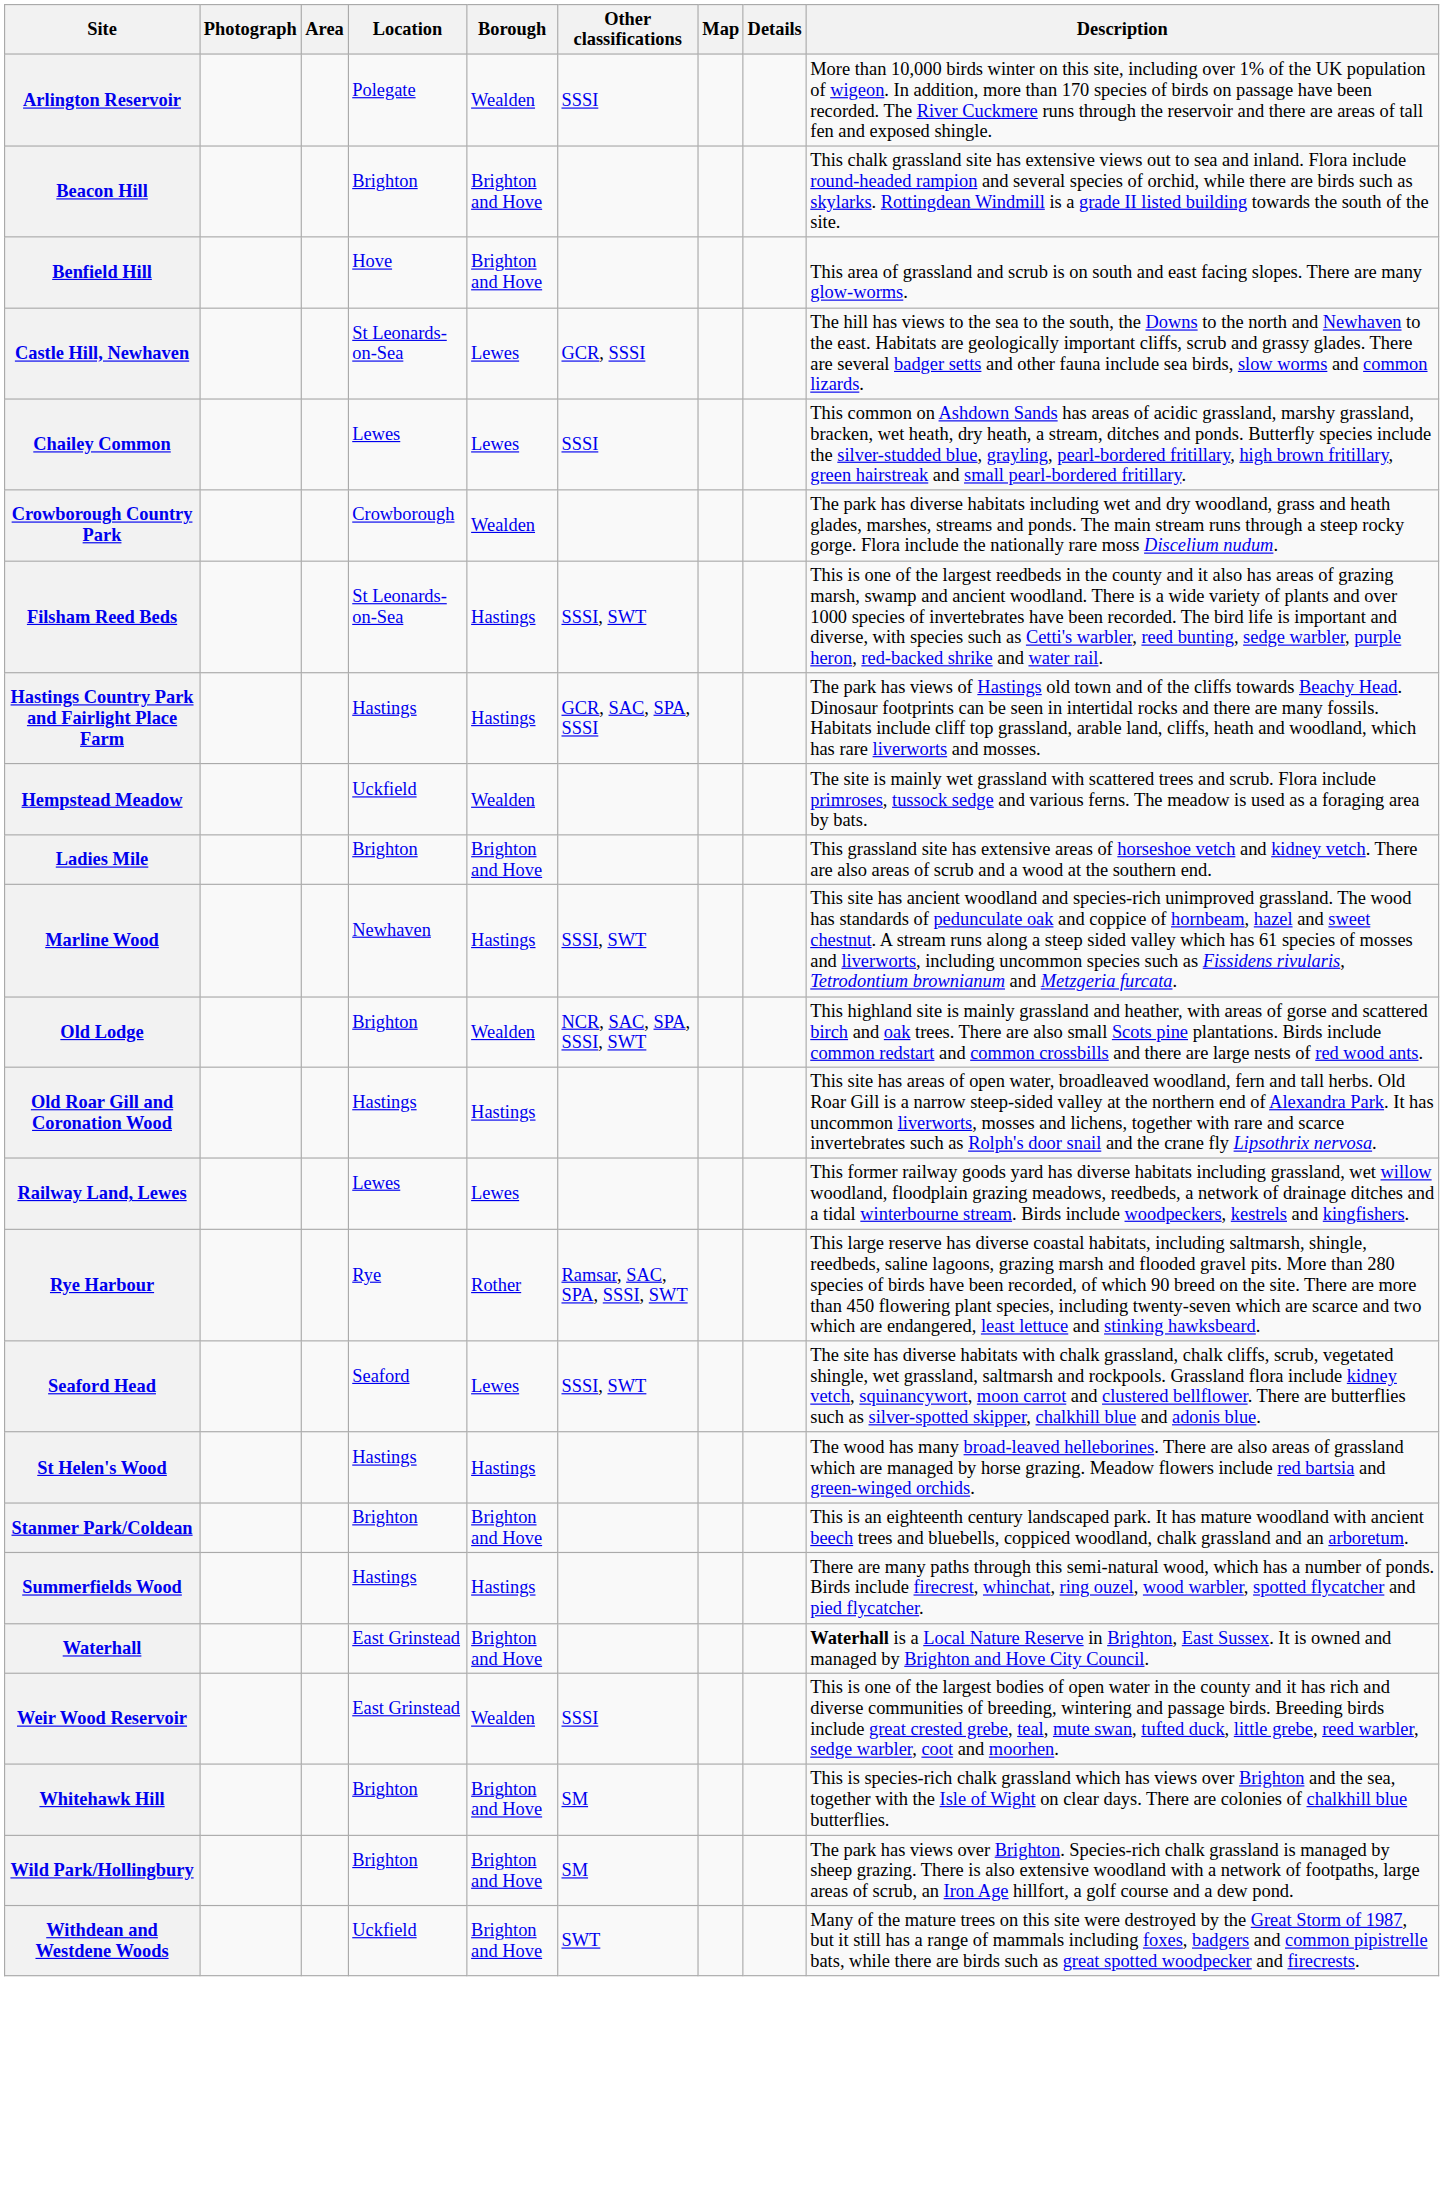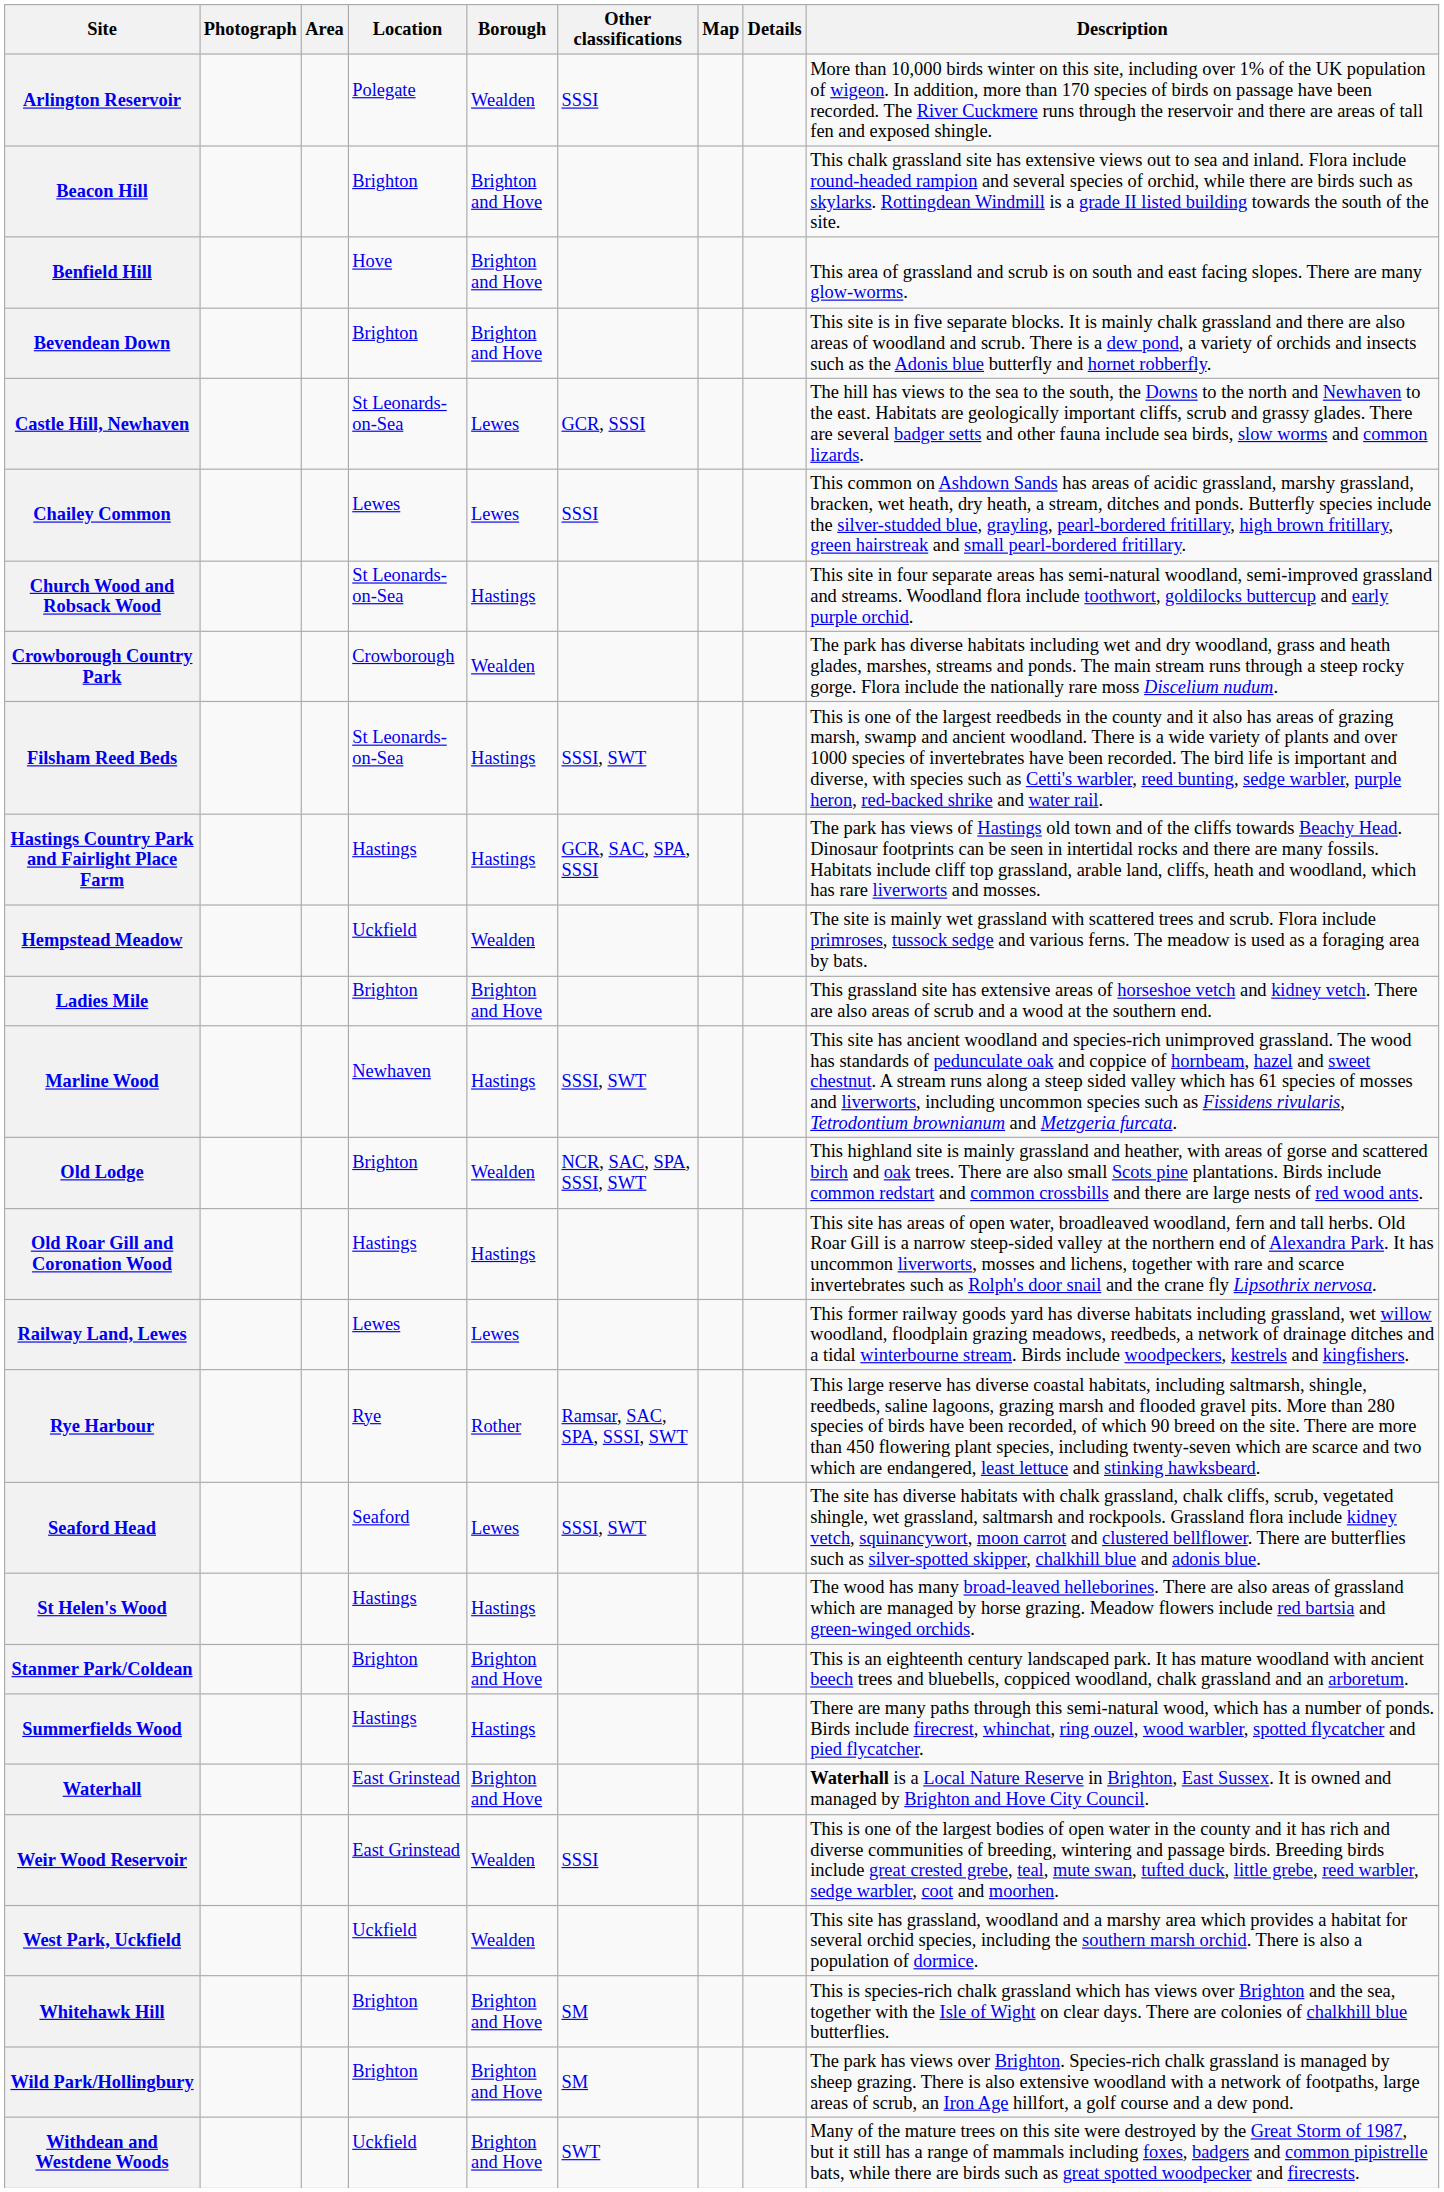+ row: (102, 342)
+ row: (102, 595)
+ row: (102, 1940)
